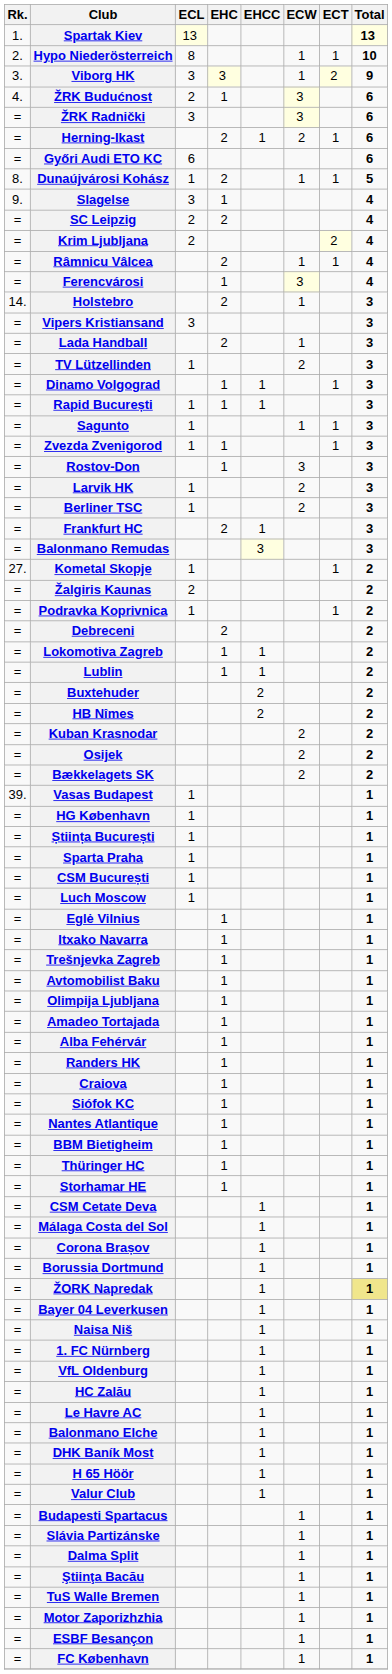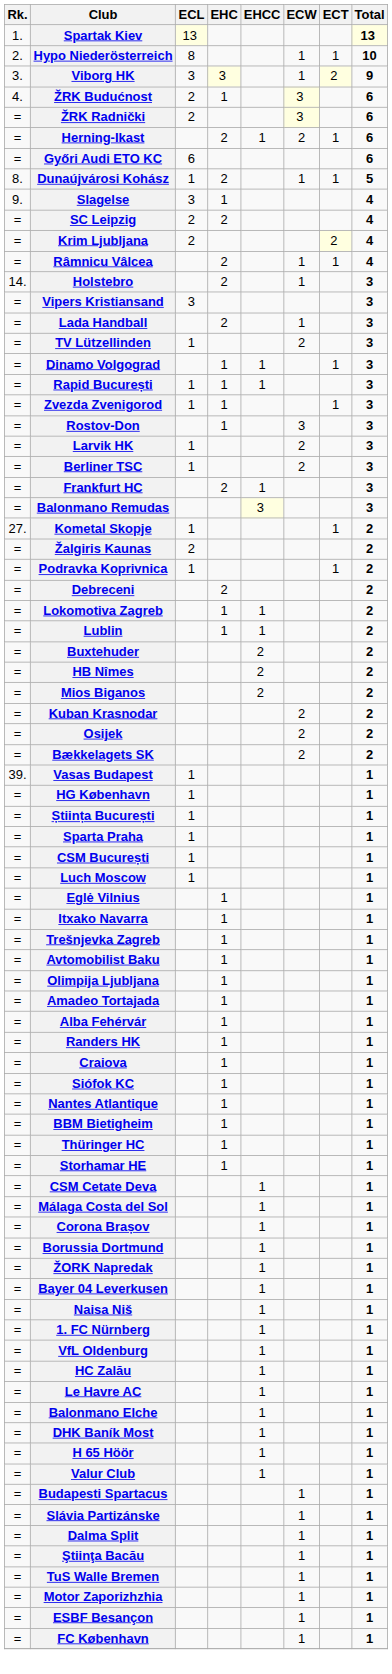(191, 117) 3 -> (191, 117) 2
- row: (103, 281)
- row: (103, 425)
+ row: (103, 693)
(370, 1289) khaki background -> (370, 1268) no background
